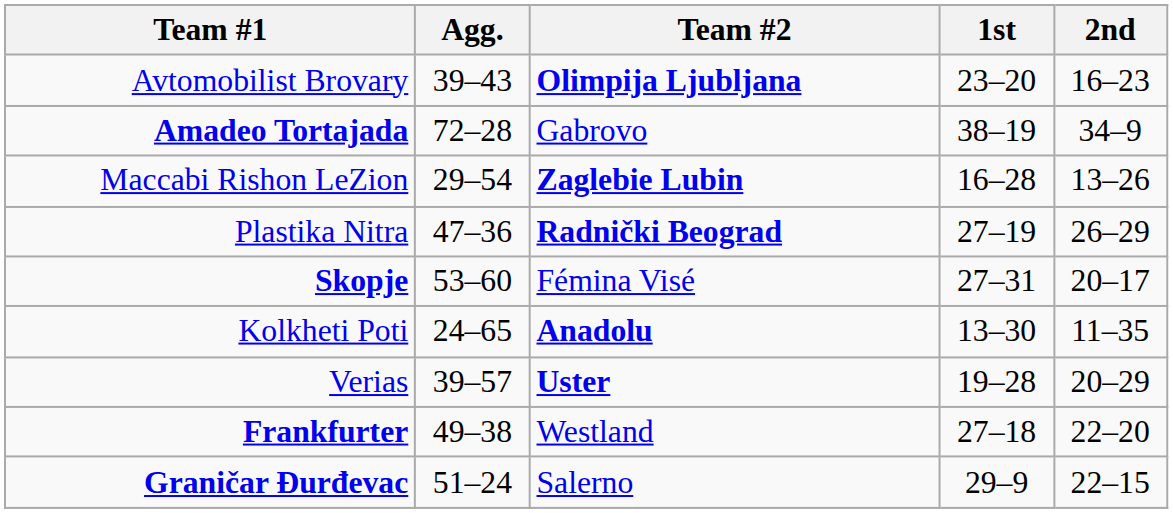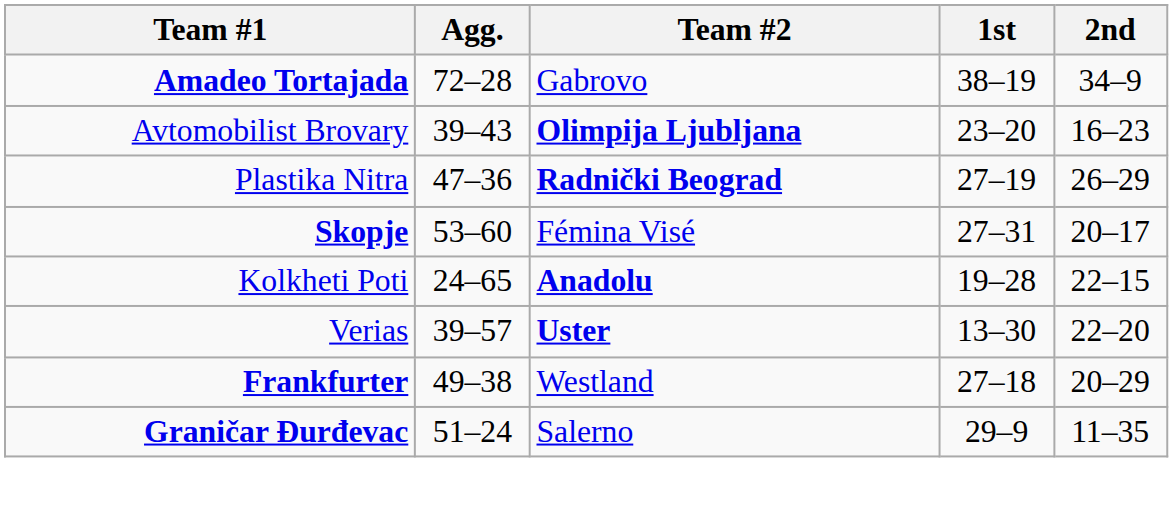rows swapped: (270, 79) <-> (281, 130)
- row: (254, 180)
(997, 331) 13–30 -> (997, 280) 19–28
(1110, 331) 11–35 -> (1110, 280) 22–15
(997, 381) 19–28 -> (997, 331) 13–30
(1110, 381) 20–29 -> (1110, 331) 22–20
(1110, 431) 22–20 -> (1110, 381) 20–29
(1110, 481) 22–15 -> (1110, 431) 11–35
